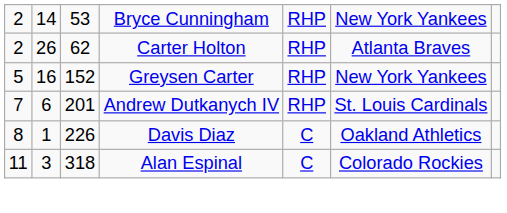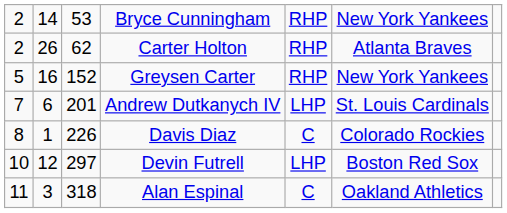(307, 105) RHP -> (308, 105) LHP
(411, 134) Oakland Athletics -> (412, 134) Colorado Rockies
+ row: (193, 163)
(411, 163) Colorado Rockies -> (412, 192) Oakland Athletics
